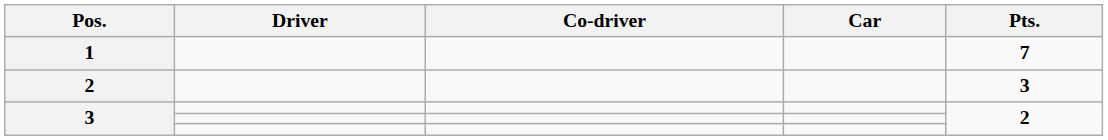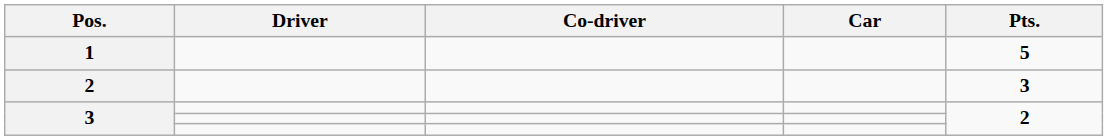(1025, 52) 7 -> (1025, 52) 5
